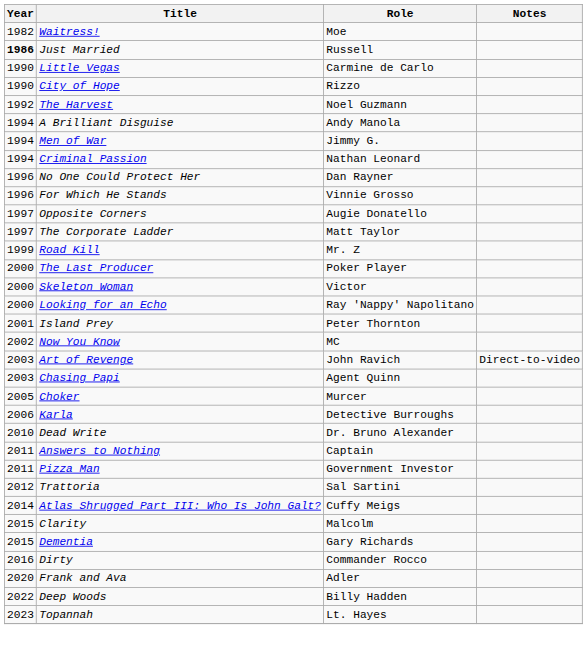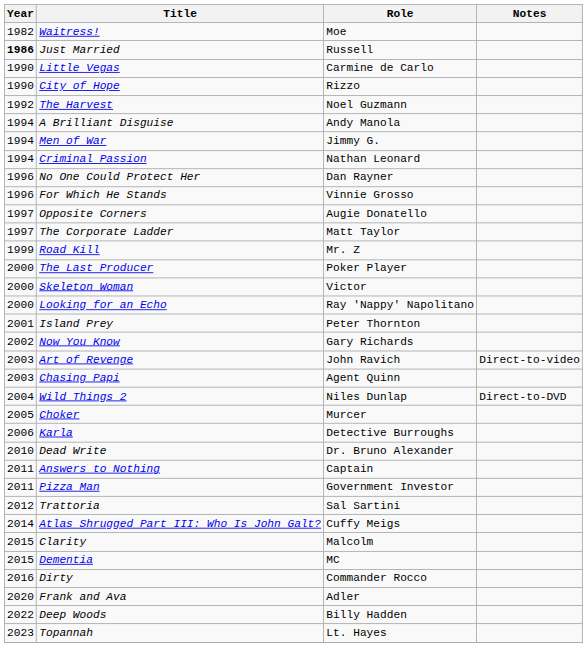(333, 342) MC -> (370, 342) Gary Richards
+ row: (83, 396)
(370, 542) Gary Richards -> (333, 560) MC
